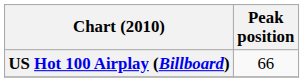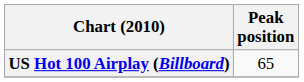(266, 63) 66 -> (266, 63) 65
